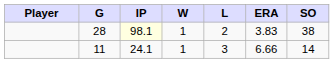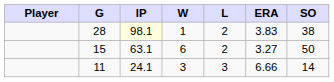+ row: (99, 49)
(183, 49) 1 -> (183, 67) 3
